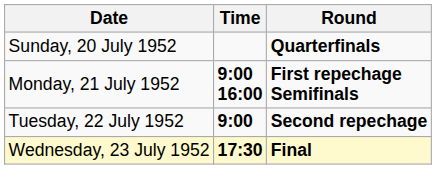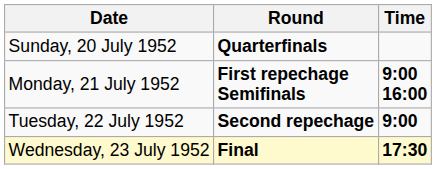columns swapped: (240, 18) <-> (349, 18)
